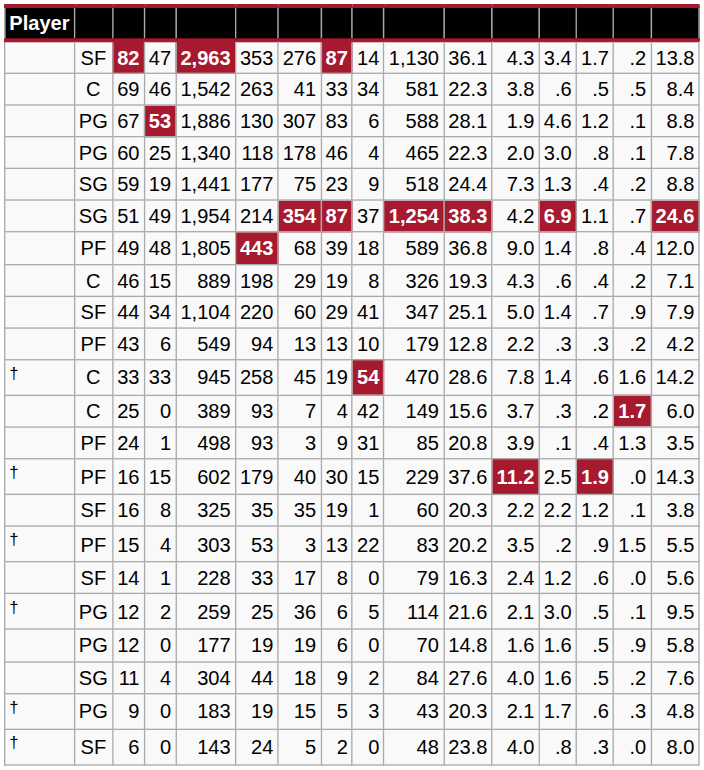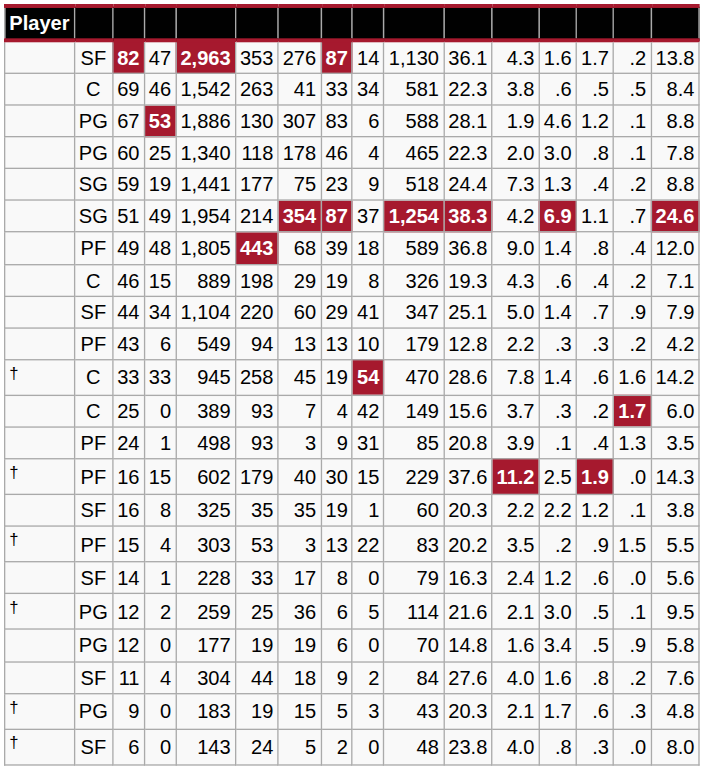(558, 58) 3.4 -> (558, 58) 1.6
(558, 646) 1.6 -> (558, 646) 3.4
(93, 677) SG -> (93, 677) SF
(601, 677) .5 -> (601, 677) .8
